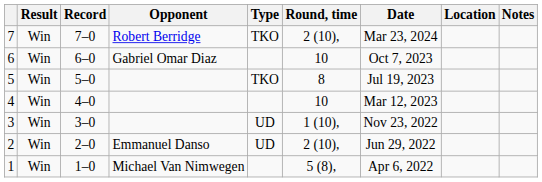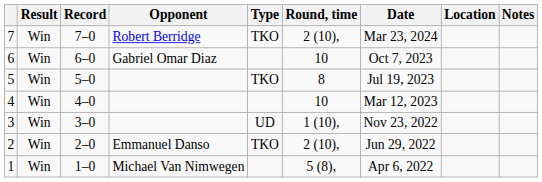(265, 144) UD -> (265, 144) TKO
